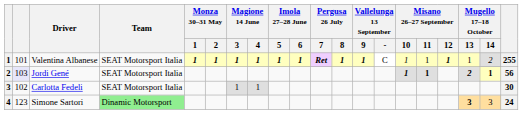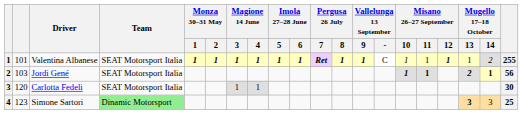(21, 73) lavender background -> (21, 73) no background
(21, 87) 102 -> (21, 87) 120
(509, 101) 24 -> (509, 101) 25
